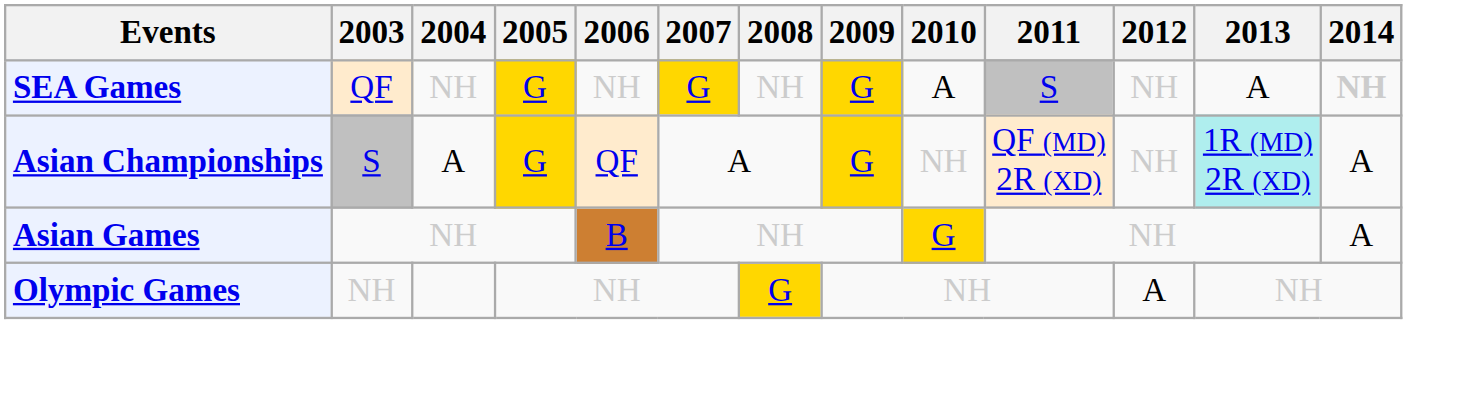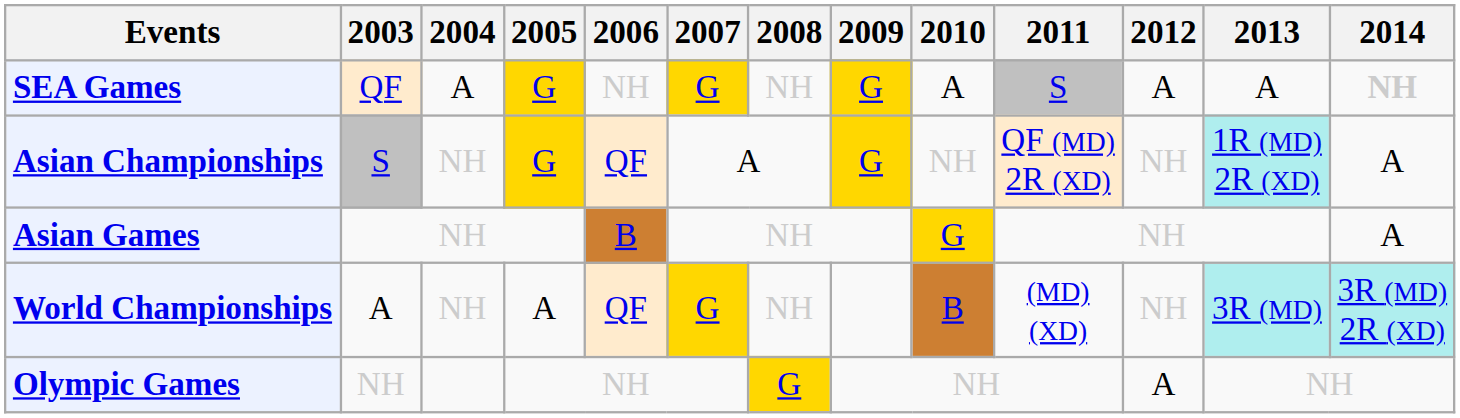(453, 86) NH -> (462, 86) A
(1154, 86) NH -> (1163, 86) A
(453, 161) A -> (462, 161) NH
+ row: (172, 309)
